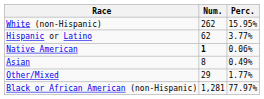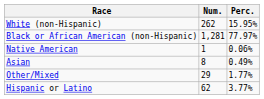rows swapped: (102, 88) <-> (49, 37)
(203, 50) bold -> (203, 50) normal
